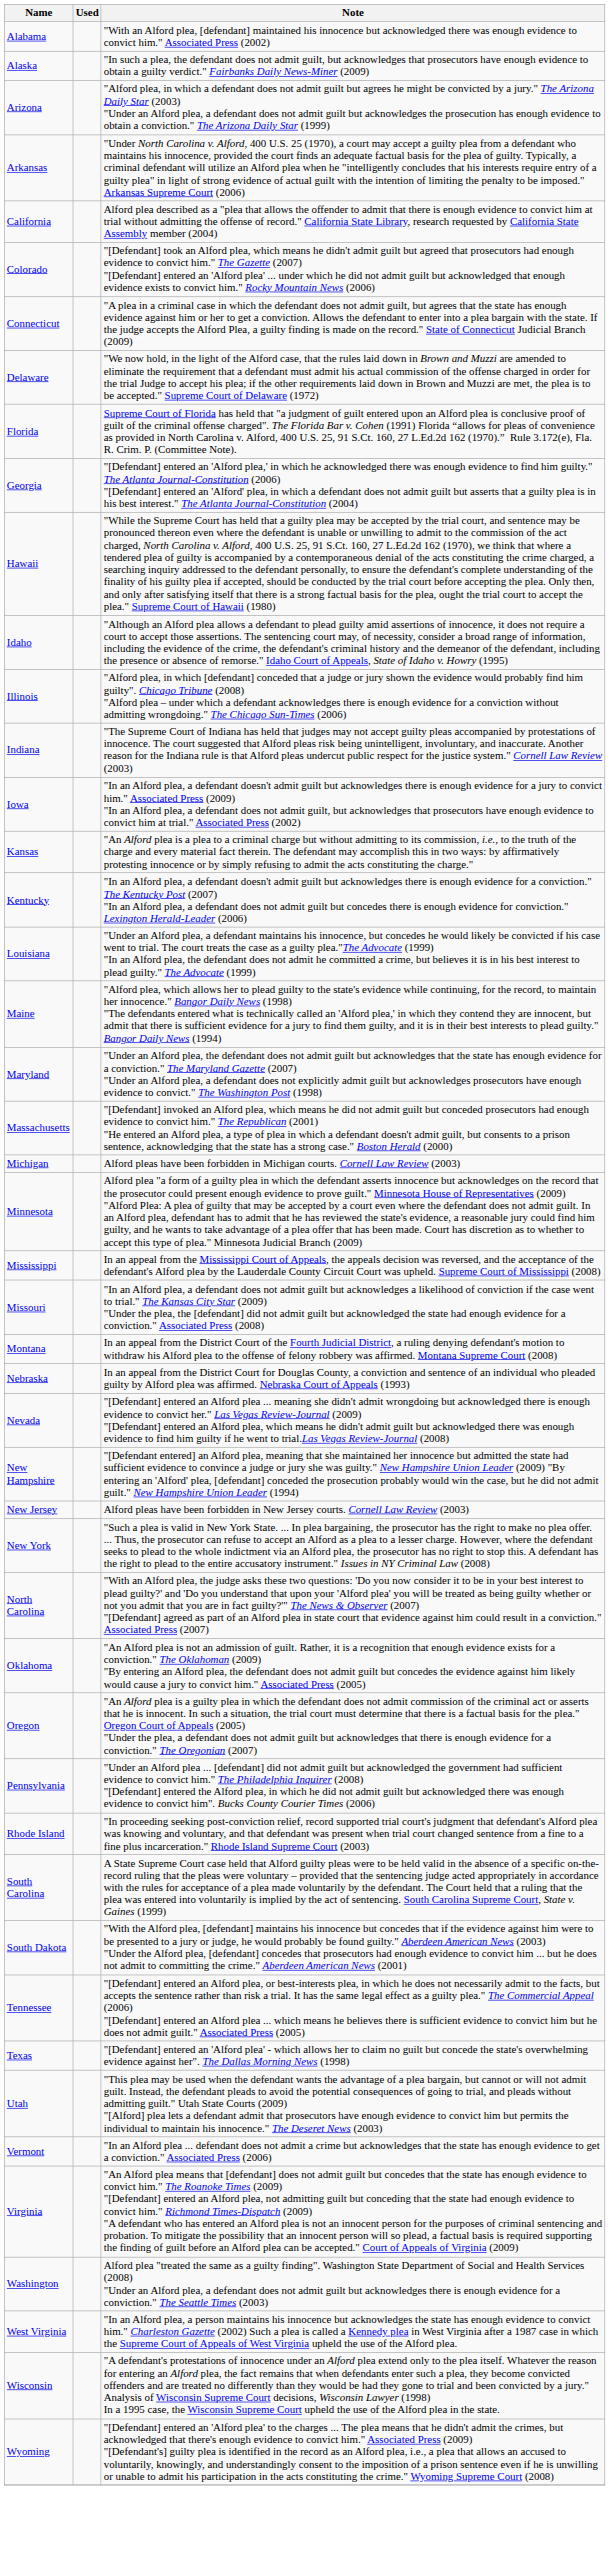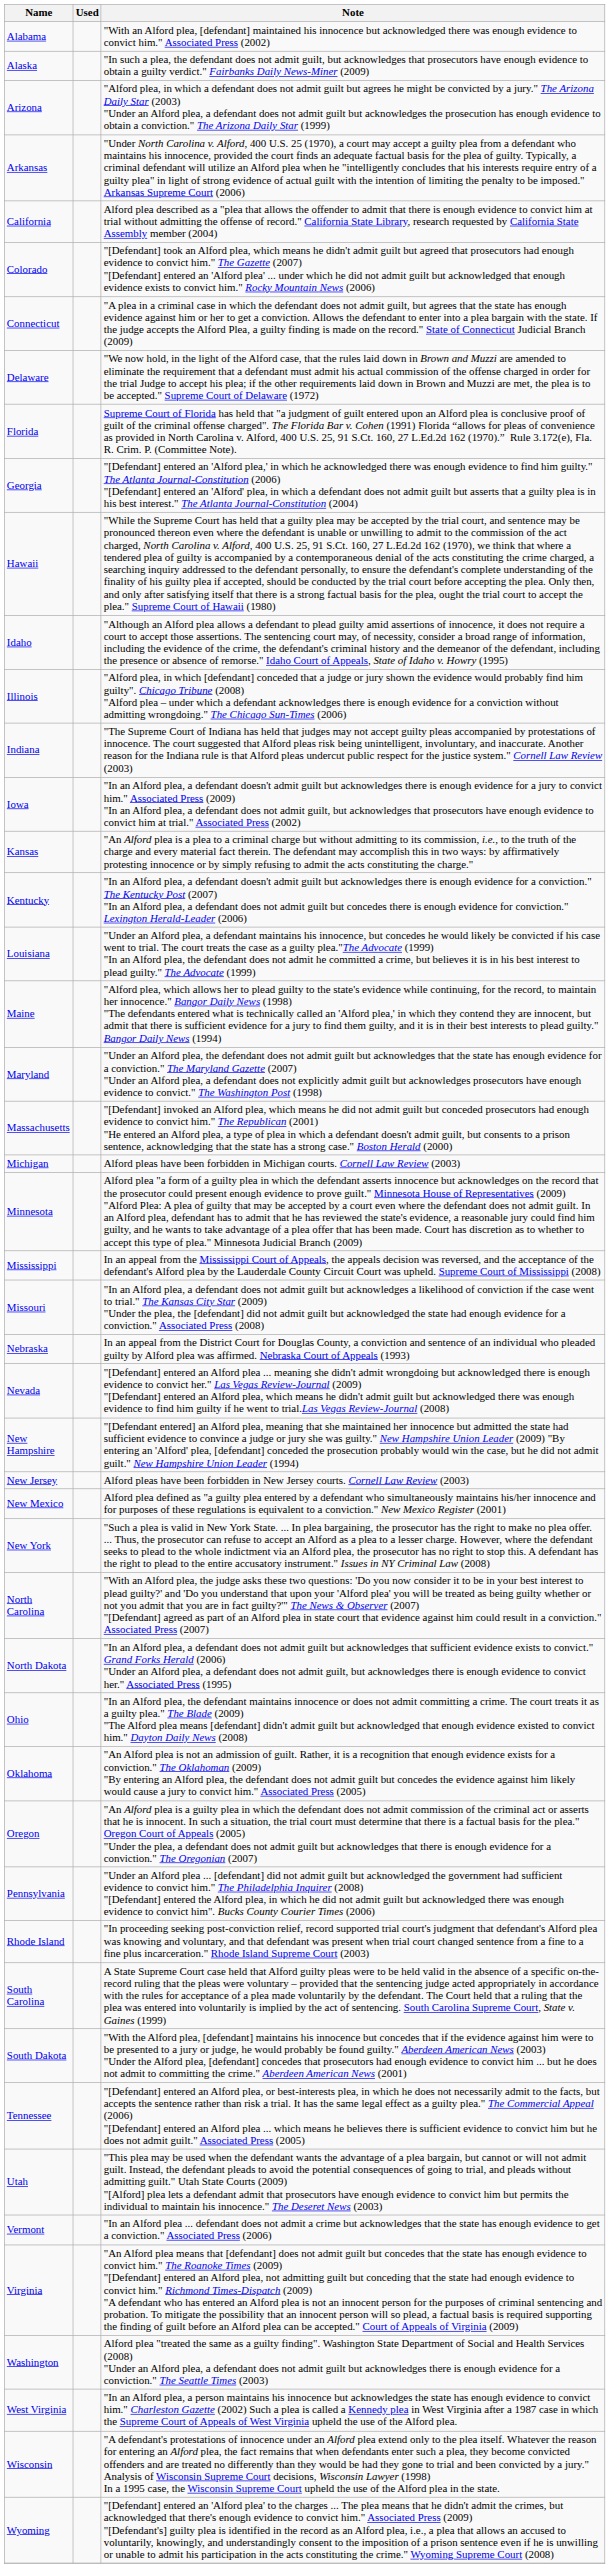- row: (26, 1349)
+ row: (35, 1503)
+ row: (37, 1665)
+ row: (18, 1719)
- row: (19, 2055)
